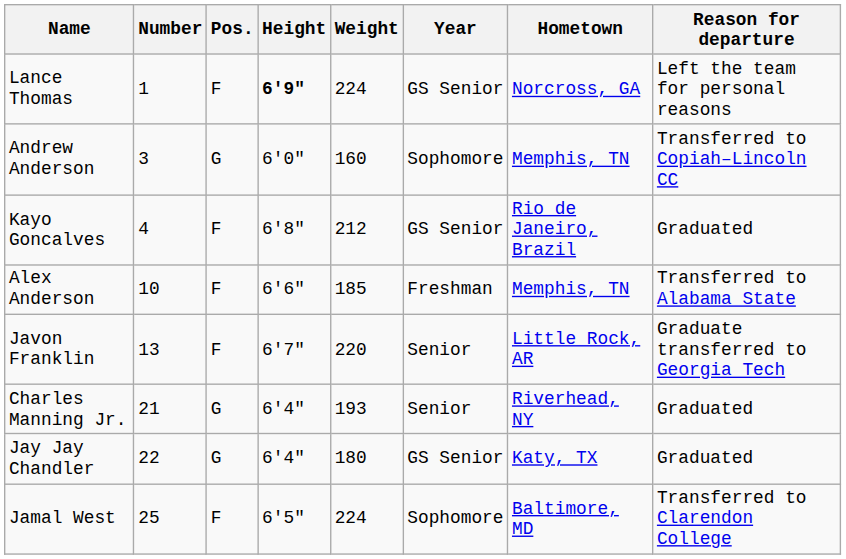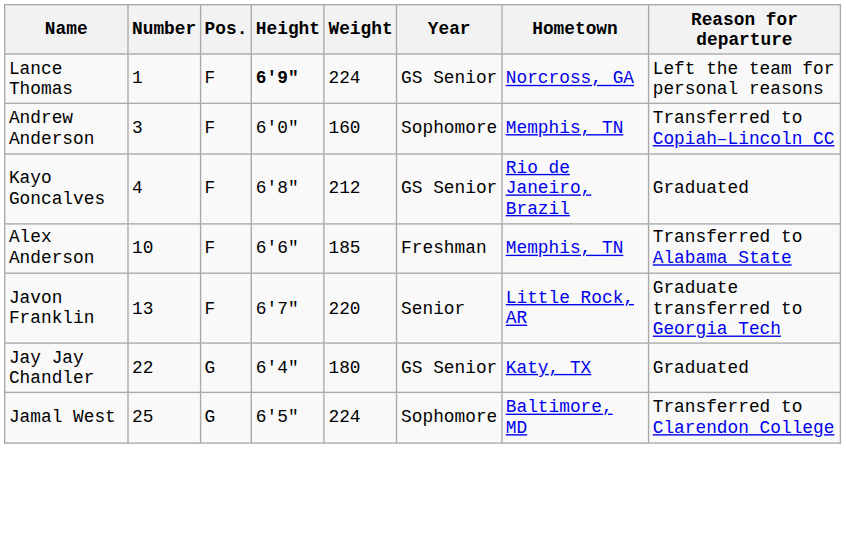(216, 159) G -> (210, 129) F
- row: (68, 409)
(216, 519) F -> (210, 418) G
